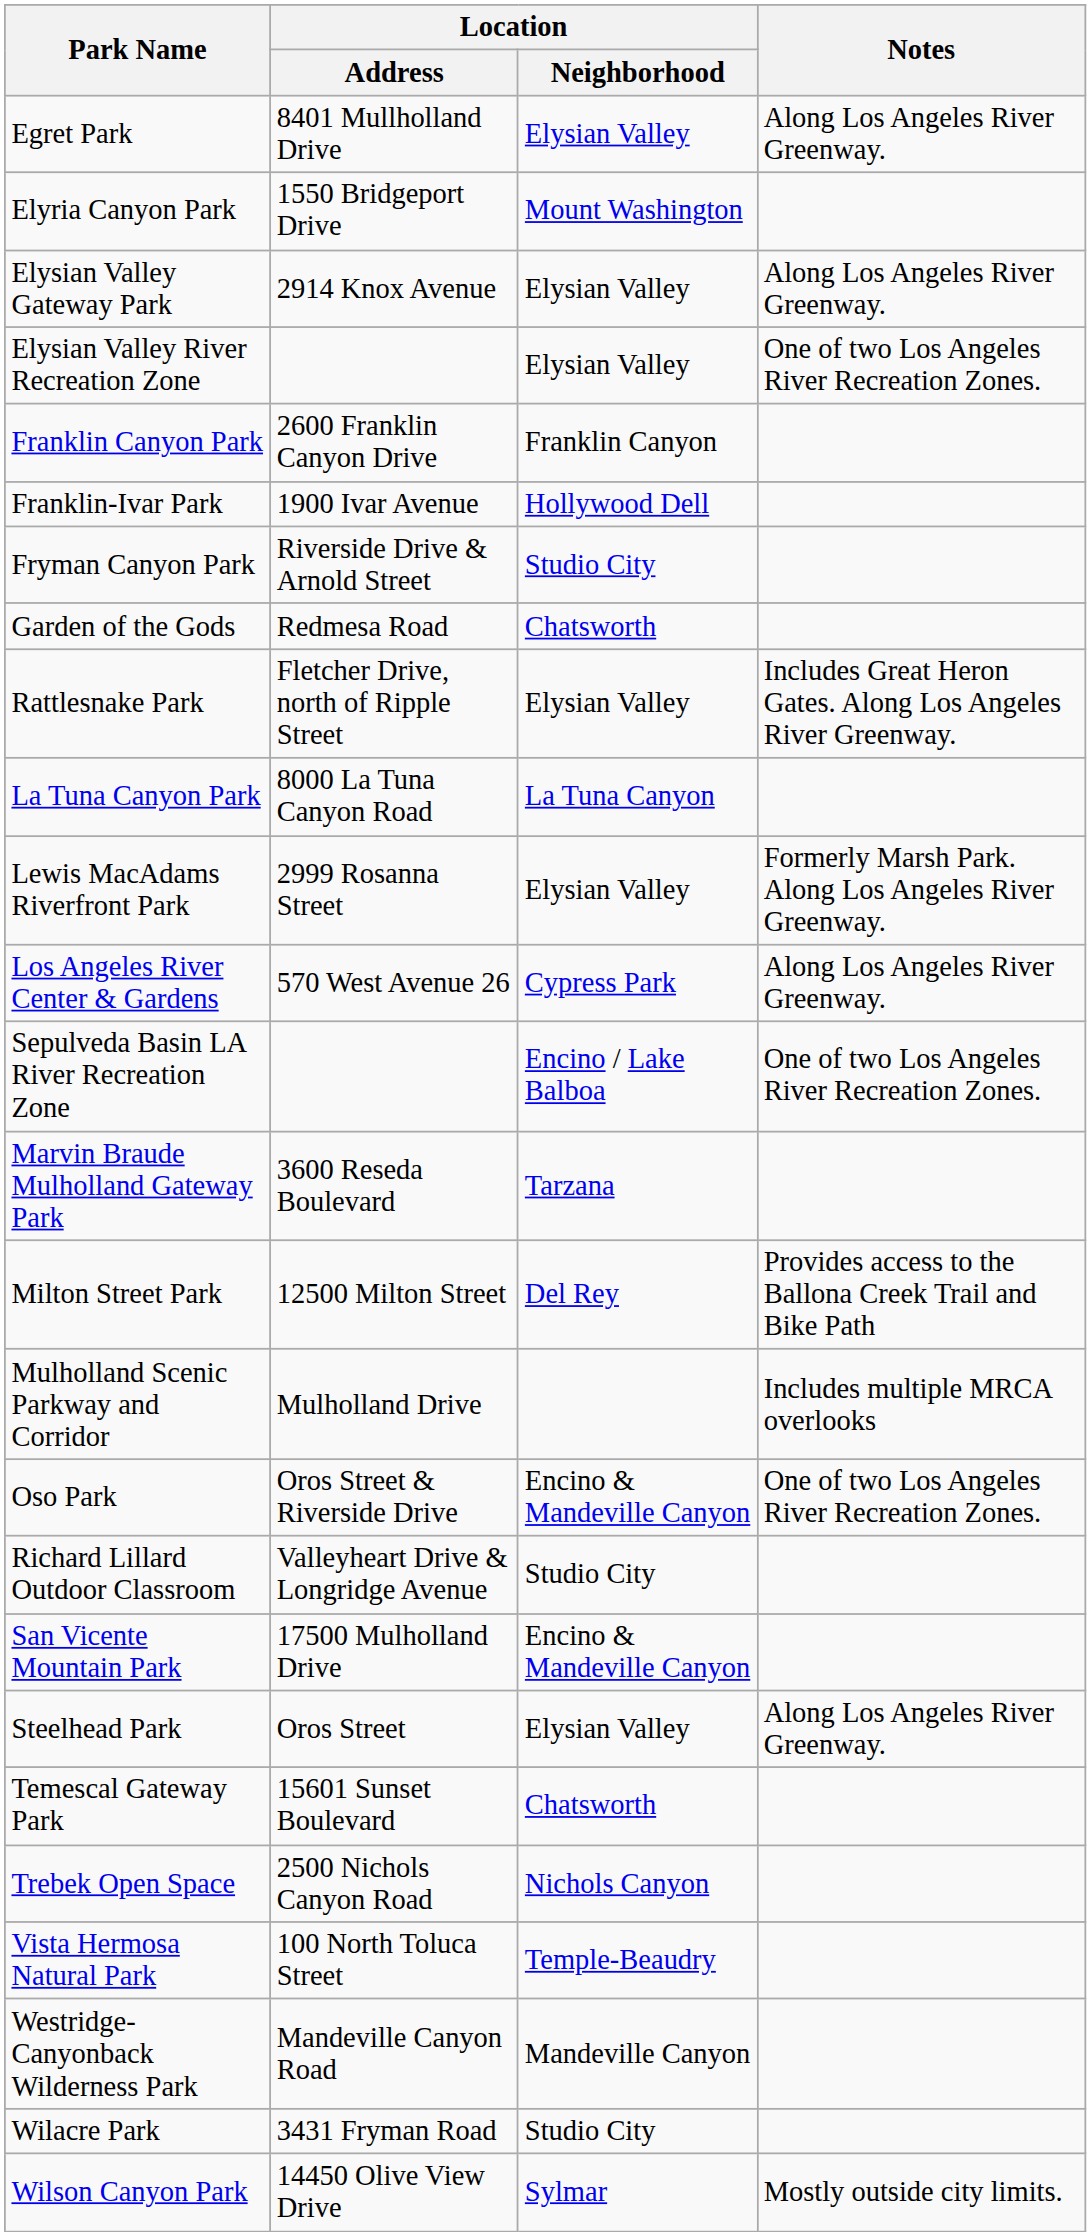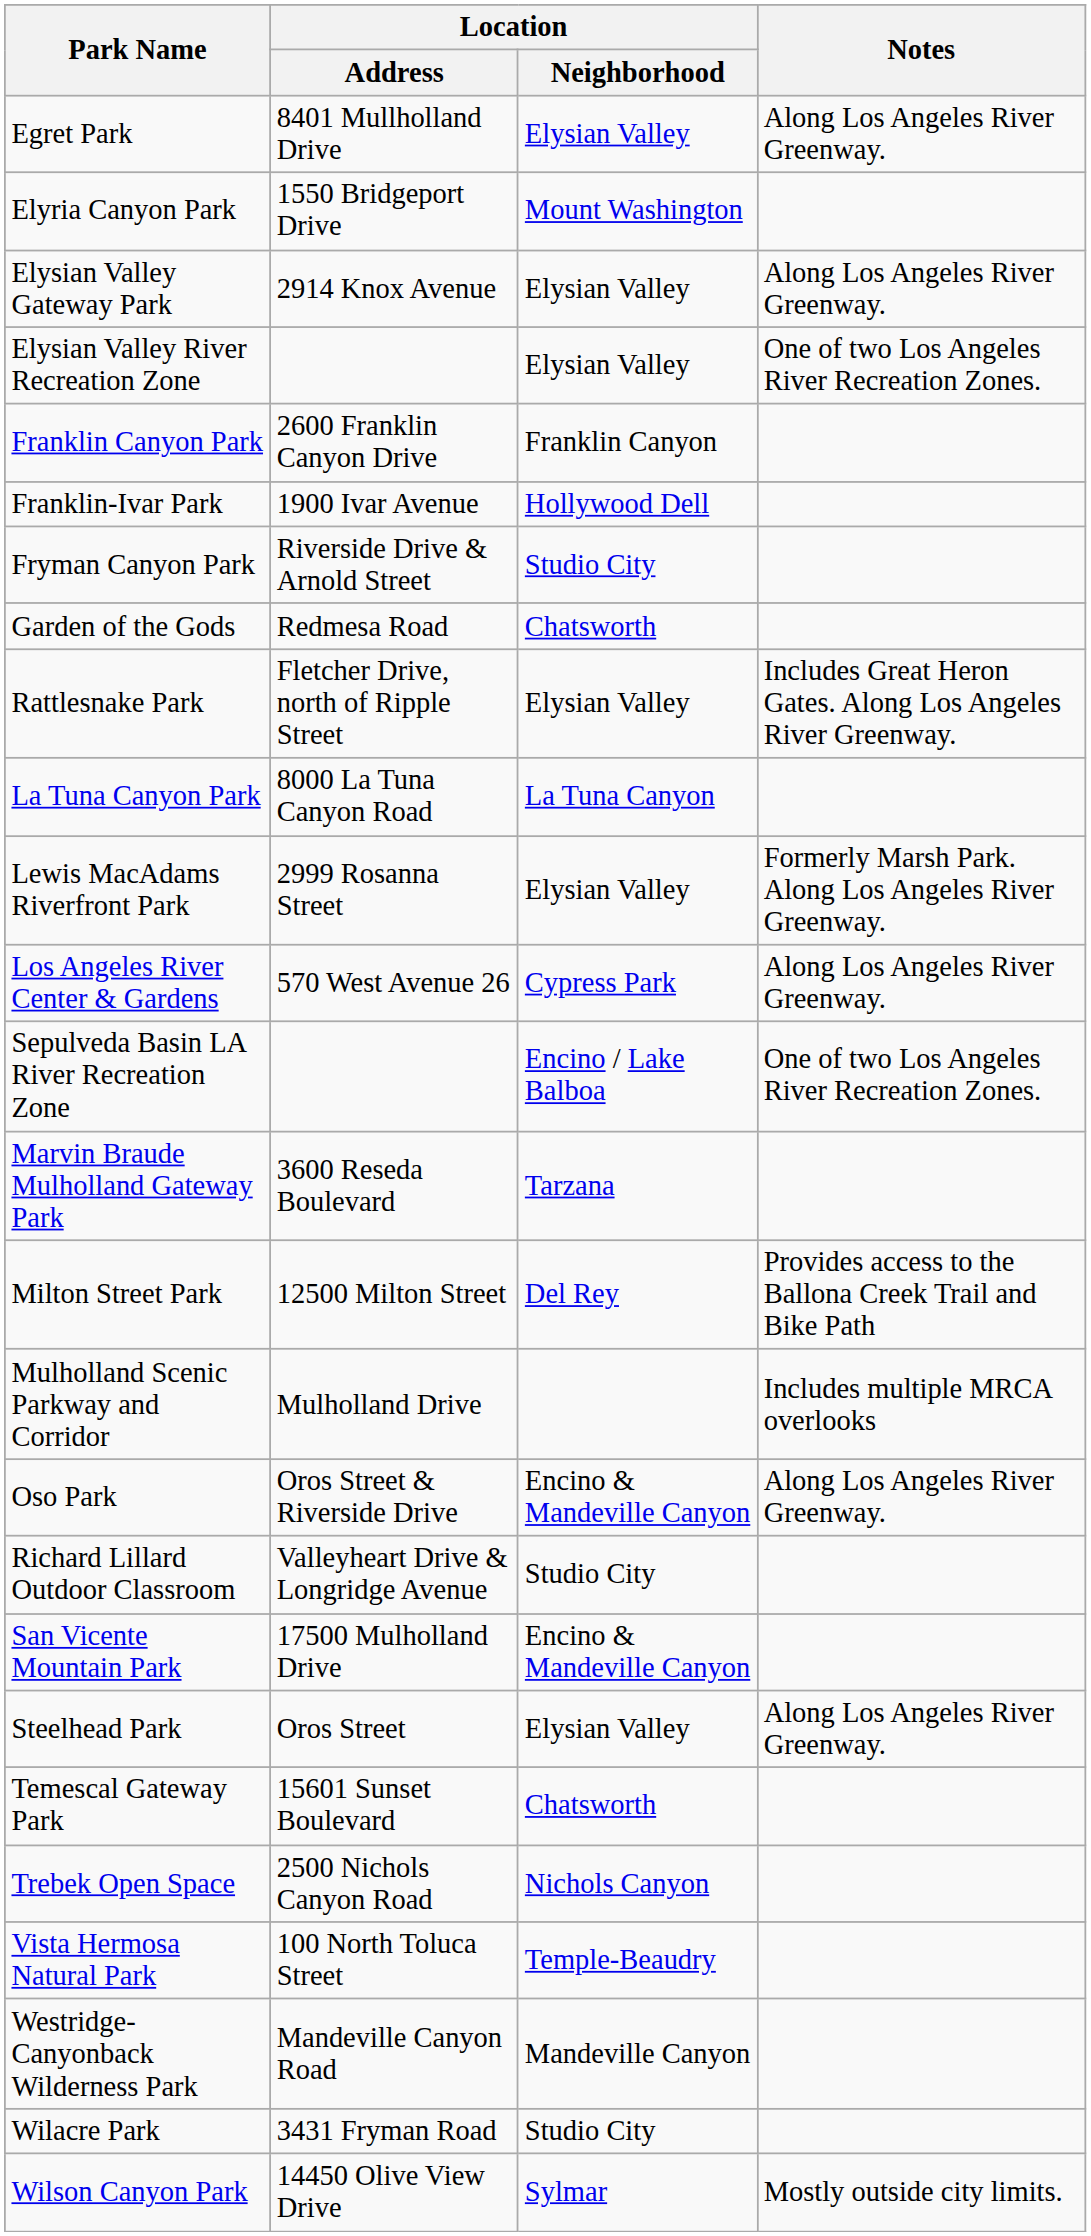(902, 1496) One of two Los Angeles River Recreation Zones. -> (909, 1496) Along Los Angeles River Greenway.
